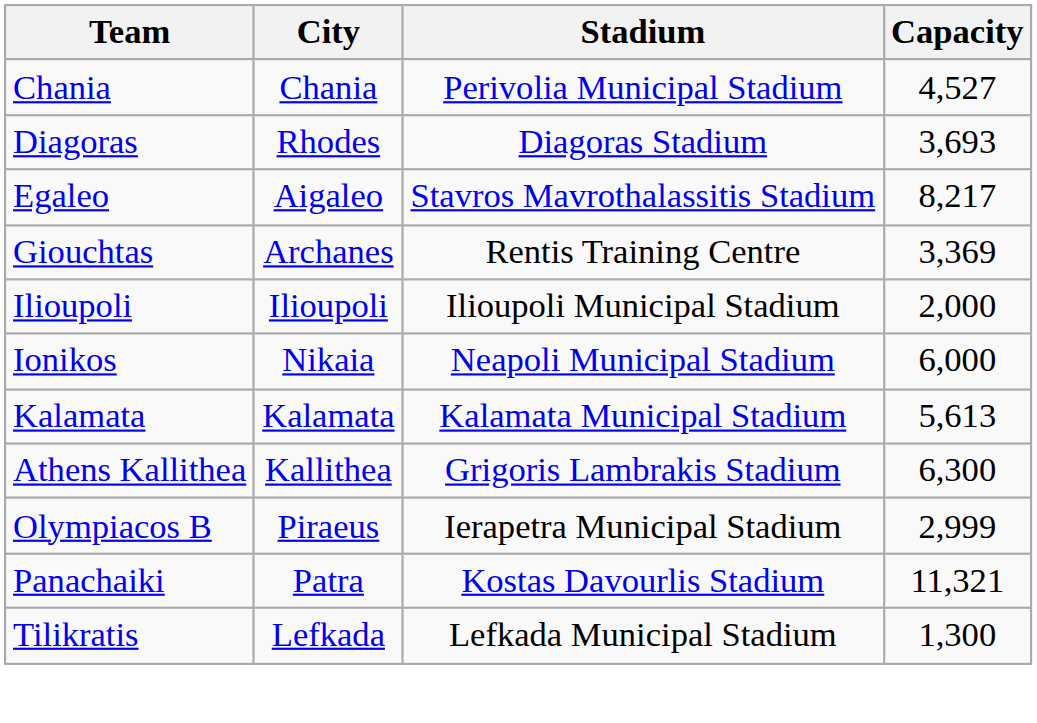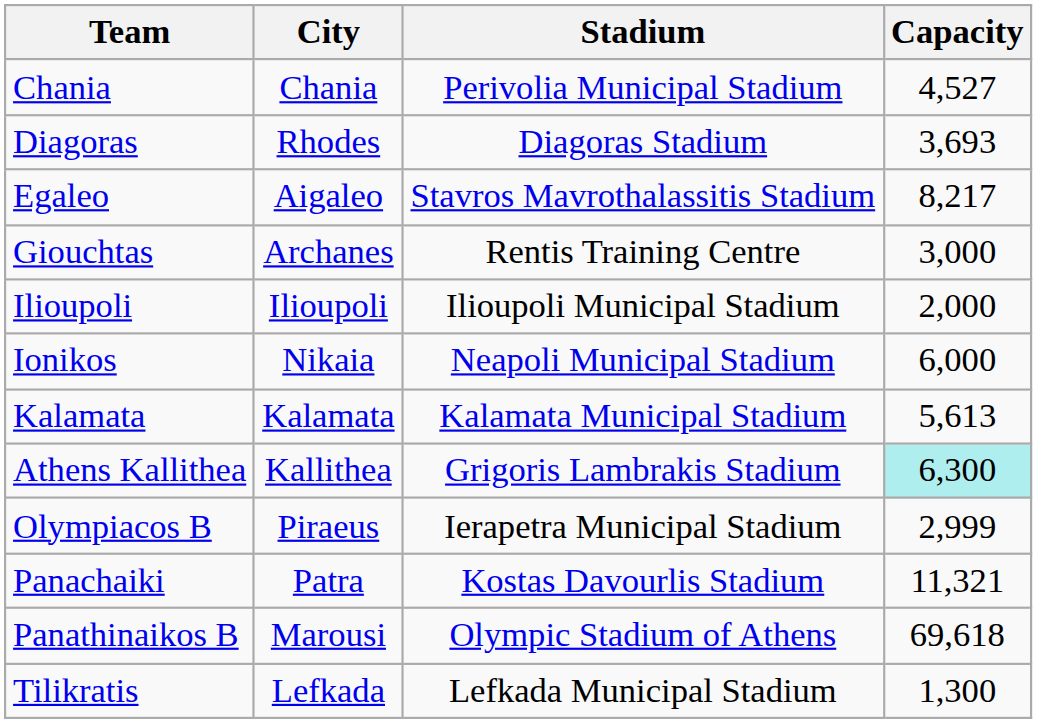(957, 251) 3,369 -> (957, 251) 3,000
(957, 470) no background -> (957, 470) paleturquoise background
+ row: (126, 634)
